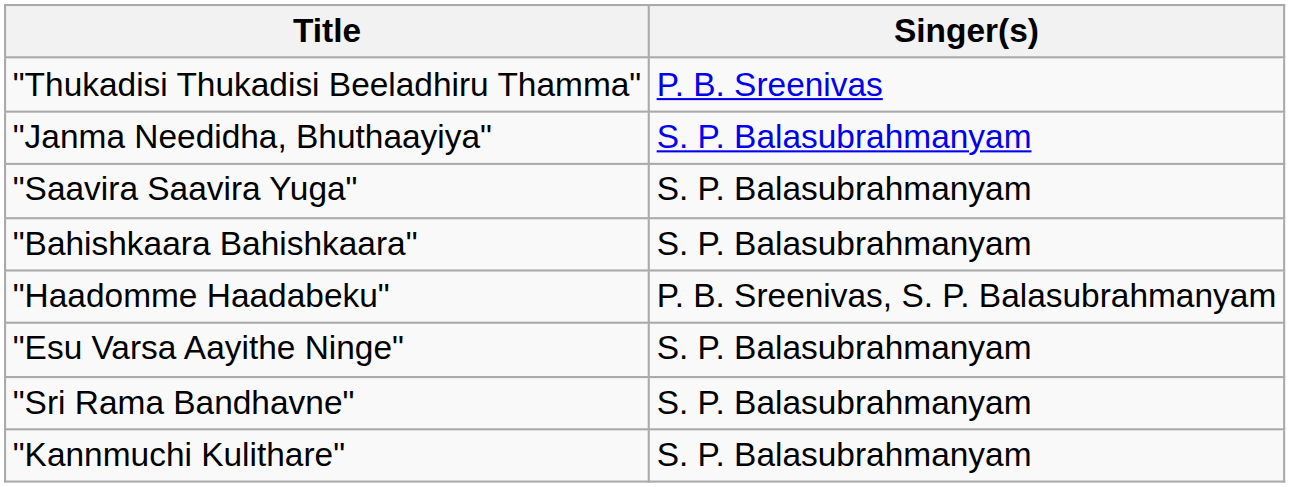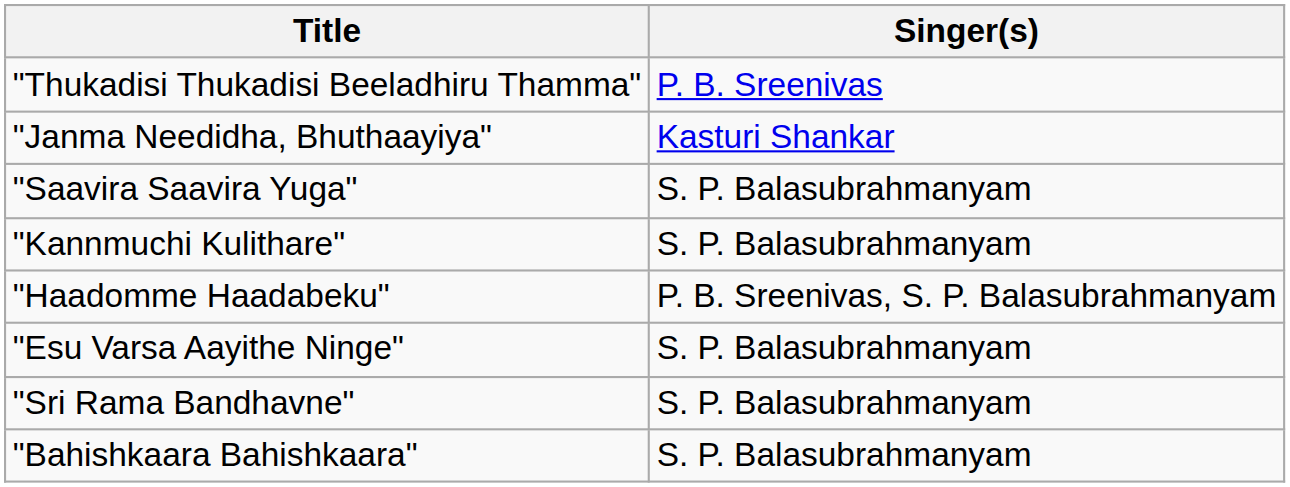(844, 137) S. P. Balasubrahmanyam -> (776, 137) Kasturi Shankar
rows swapped: (179, 455) <-> (215, 243)
